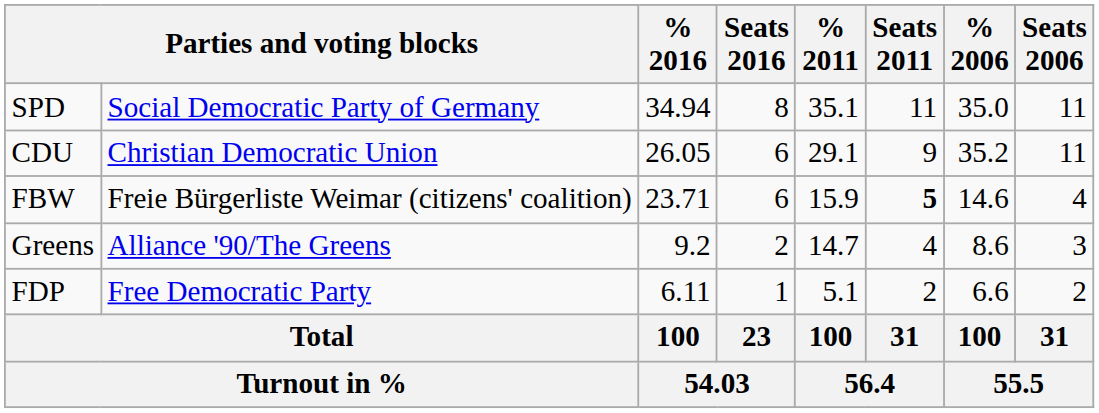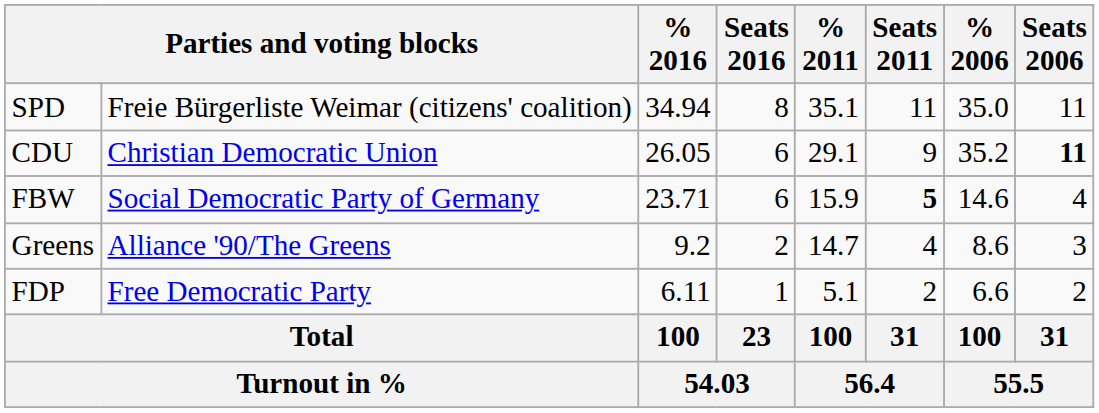(323, 106) Social Democratic Party of Germany -> (370, 106) Freie Bürgerliste Weimar (citizens' coalition)
(1073, 152) normal -> (1073, 152) bold
(370, 198) Freie Bürgerliste Weimar (citizens' coalition) -> (323, 198) Social Democratic Party of Germany
